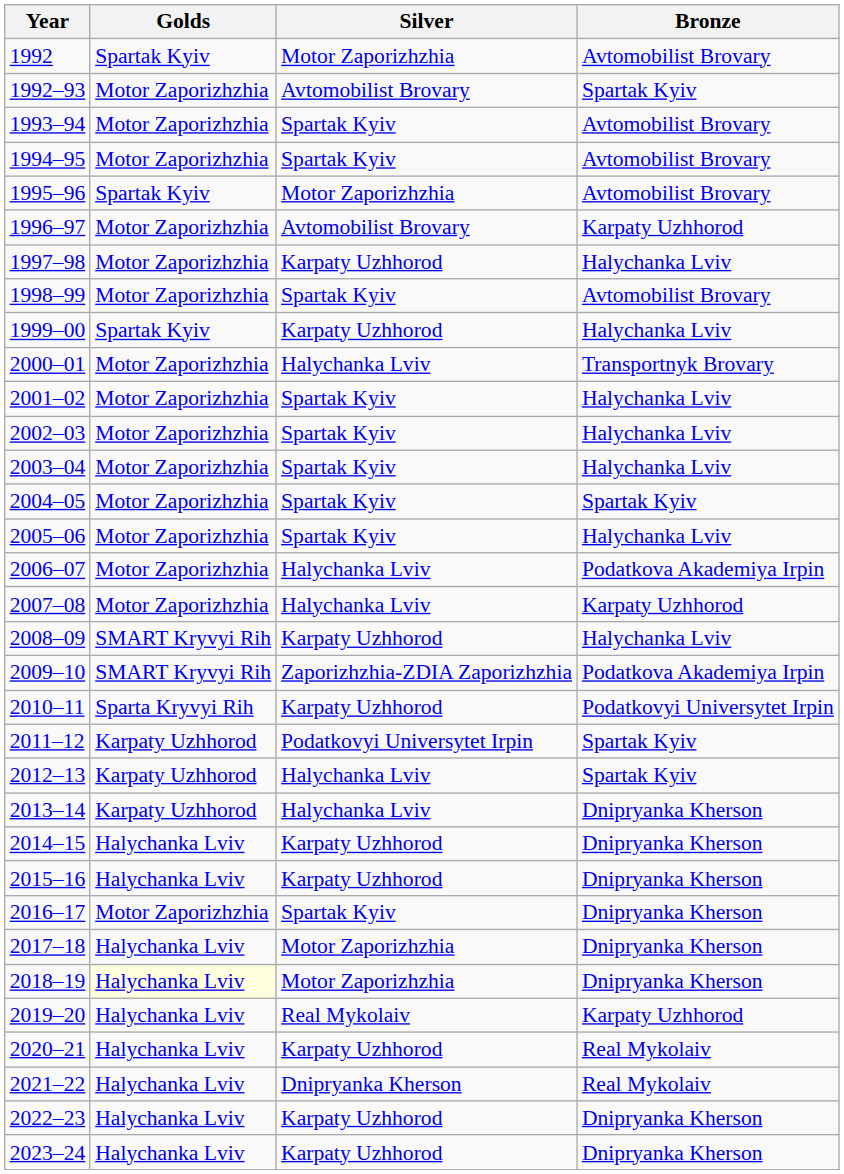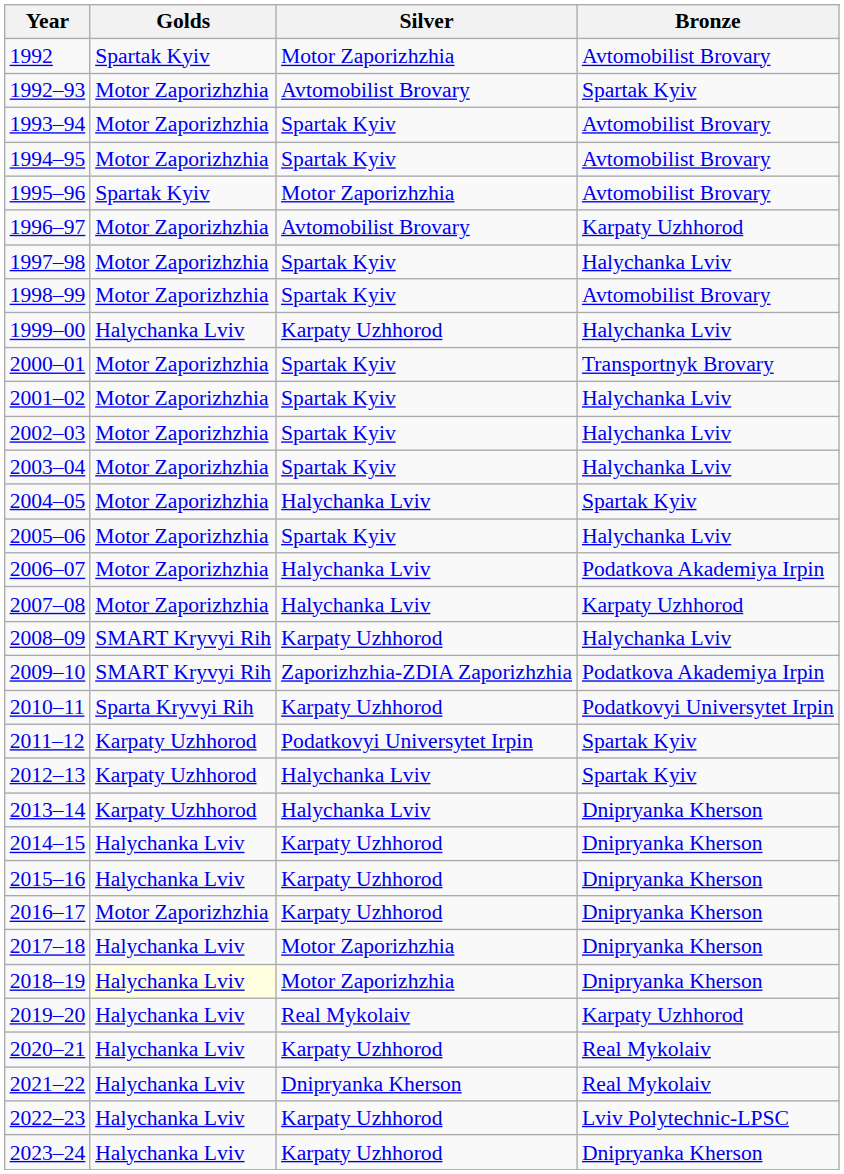(362, 261) Karpaty Uzhhorod -> (338, 261) Spartak Kyiv
(153, 329) Spartak Kyiv -> (170, 329) Halychanka Lviv
(356, 364) Halychanka Lviv -> (338, 364) Spartak Kyiv
(338, 501) Spartak Kyiv -> (356, 501) Halychanka Lviv
(338, 912) Spartak Kyiv -> (362, 912) Karpaty Uzhhorod
(672, 1117) Dnipryanka Kherson -> (685, 1117) Lviv Polytechnic-LPSC
